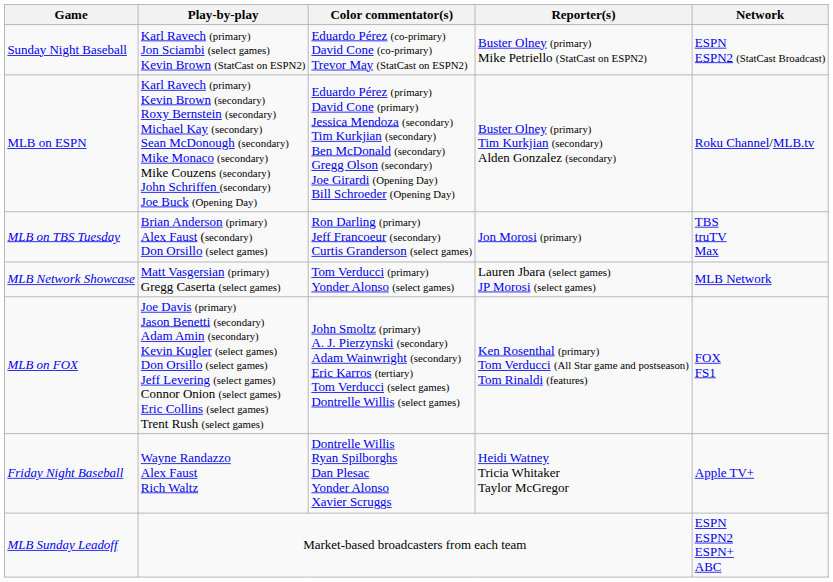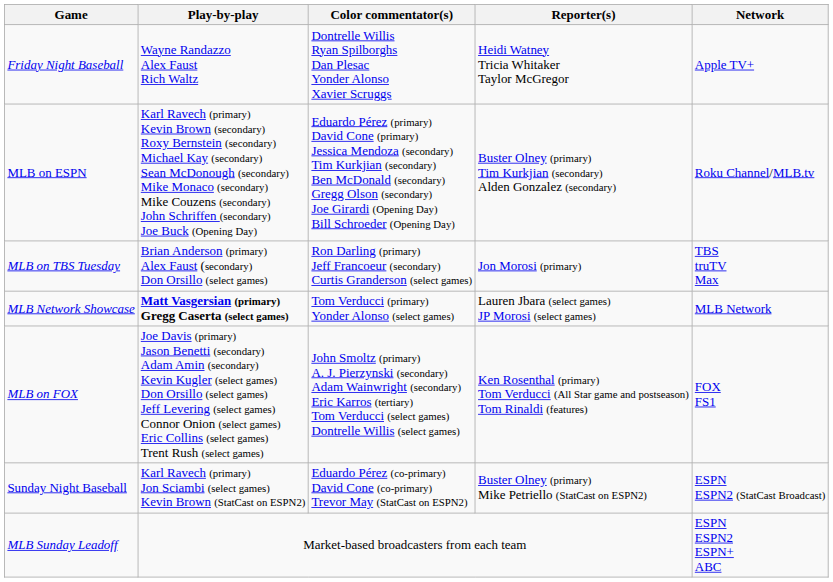rows swapped: (67, 49) <-> (65, 473)
(211, 279) normal -> (215, 308) bold
